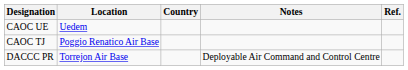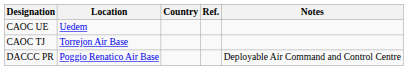columns swapped: (291, 12) <-> (393, 12)
(109, 42) Poggio Renatico Air Base -> (94, 42) Torrejon Air Base
(94, 57) Torrejon Air Base -> (109, 57) Poggio Renatico Air Base
